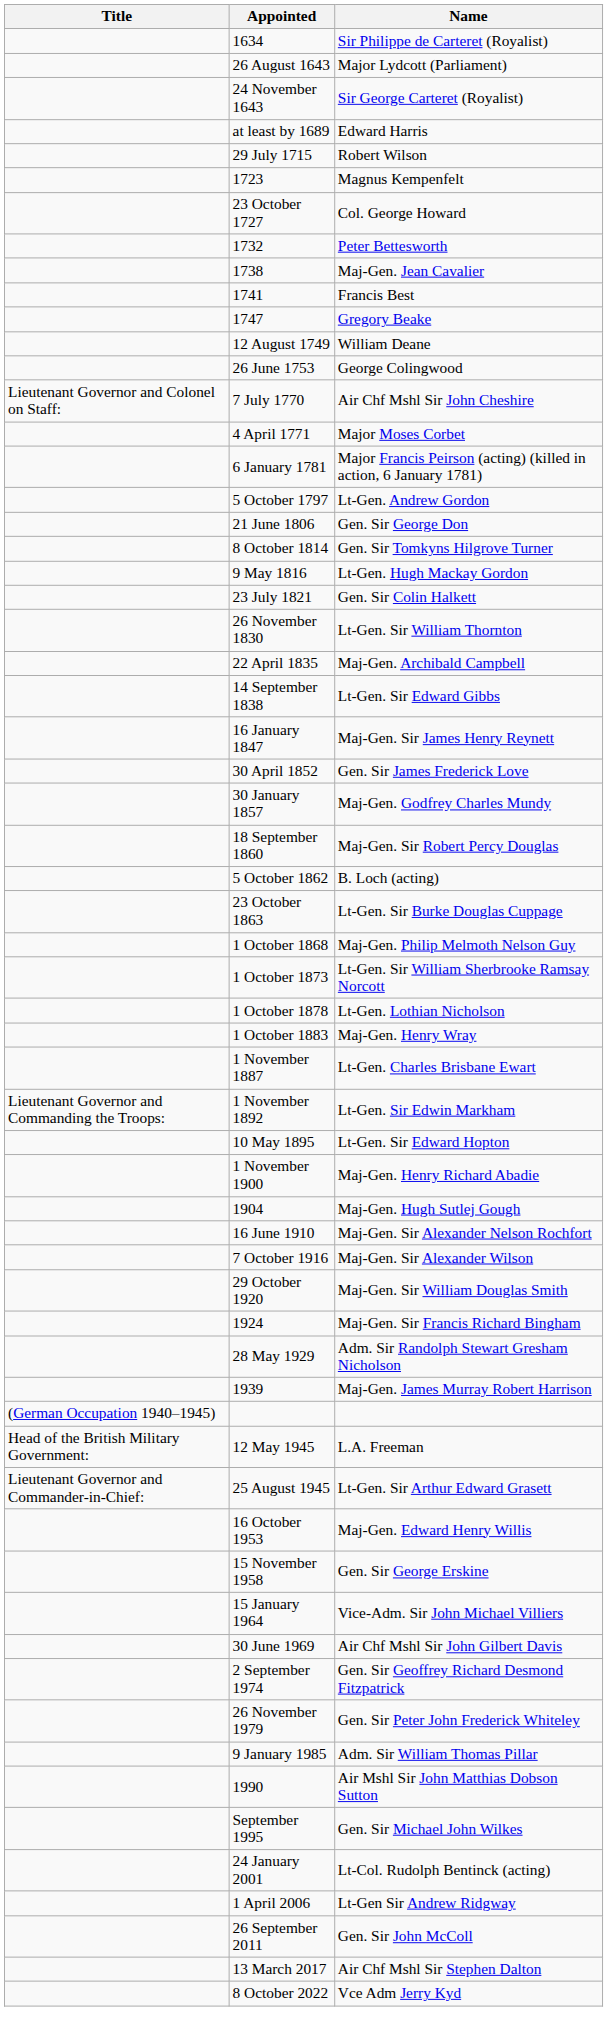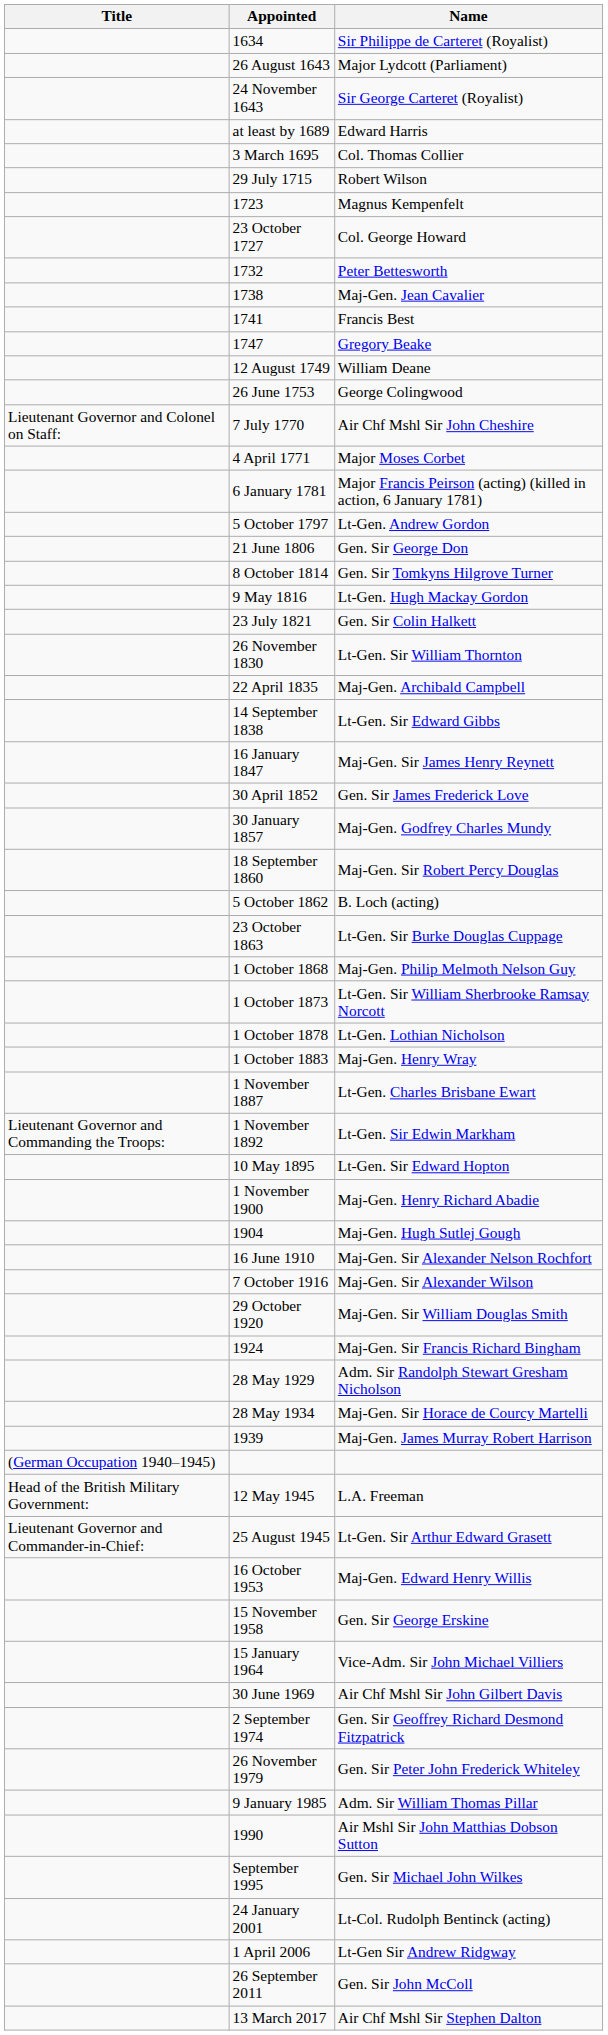+ row: (276, 155)
+ row: (274, 1413)
- row: (280, 1993)
